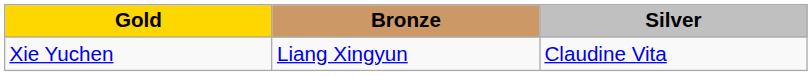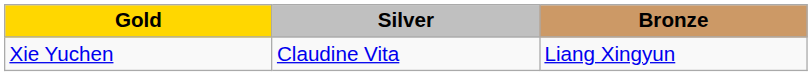columns swapped: (673, 20) <-> (406, 20)
